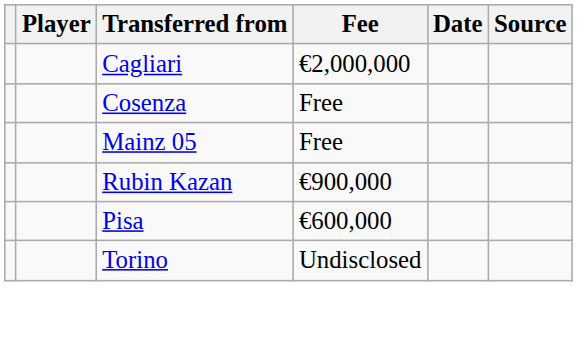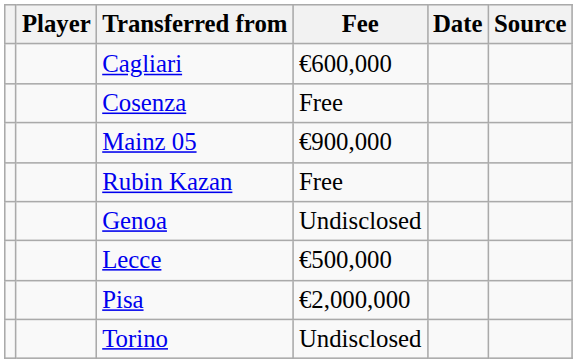(355, 63) €2,000,000 -> (345, 63) €600,000
(321, 142) Free -> (345, 142) €900,000
(345, 181) €900,000 -> (321, 181) Free
+ row: (135, 220)
+ row: (132, 260)
(345, 220) €600,000 -> (355, 299) €2,000,000
